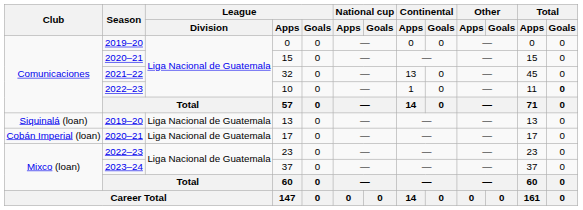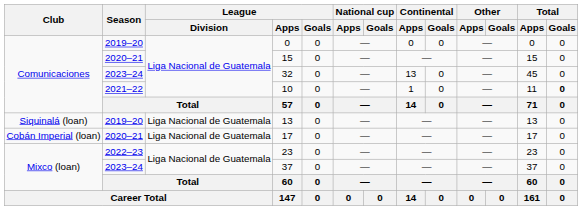(124, 74) 2021–22 -> (124, 74) 2023–24
(124, 89) 2022–23 -> (124, 89) 2021–22
